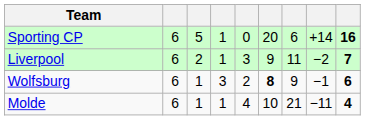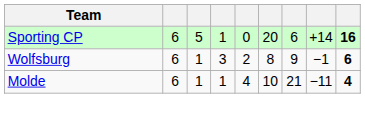- row: (36, 59)
(270, 81) bold -> (270, 59) normal
